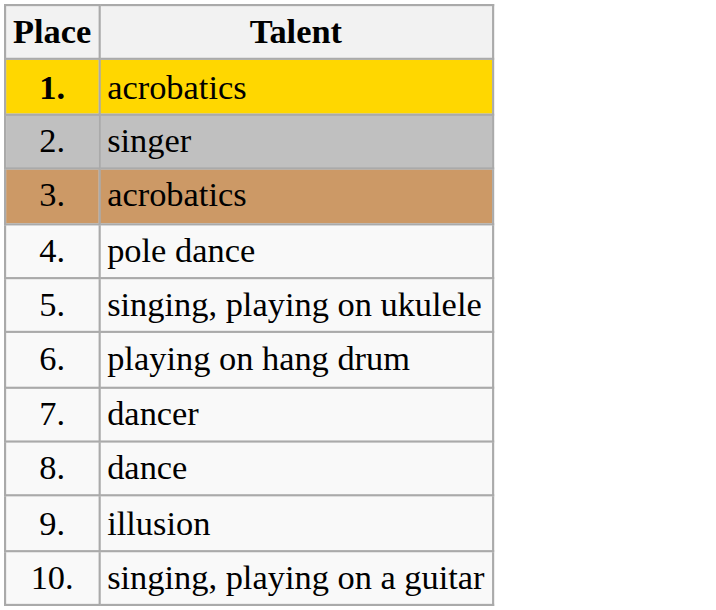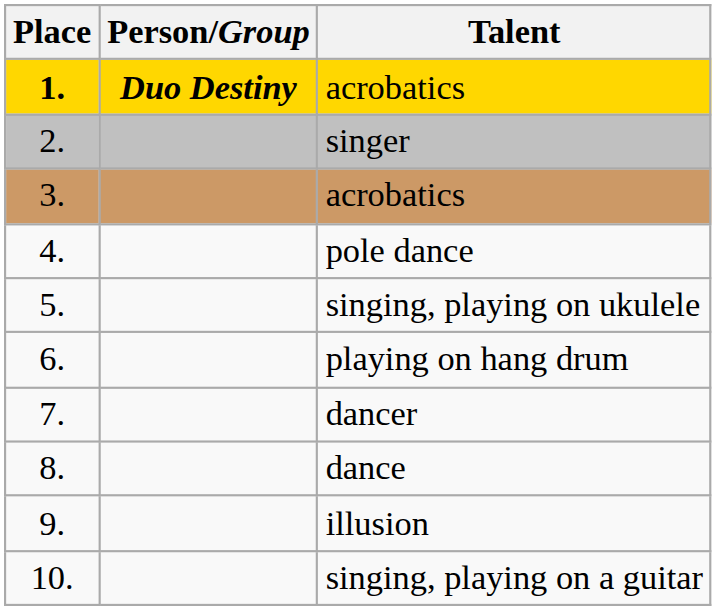+ column: (208, 31)
